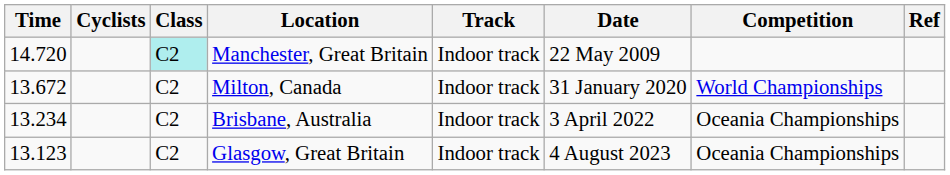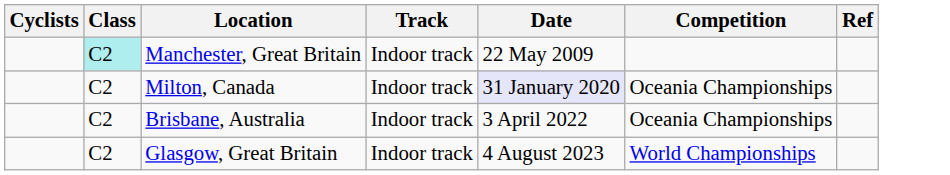- column: (38, 20)
(618, 86) no background -> (551, 86) lavender background
(789, 86) World Championships -> (731, 86) Oceania Championships
(798, 152) Oceania Championships -> (723, 152) World Championships
